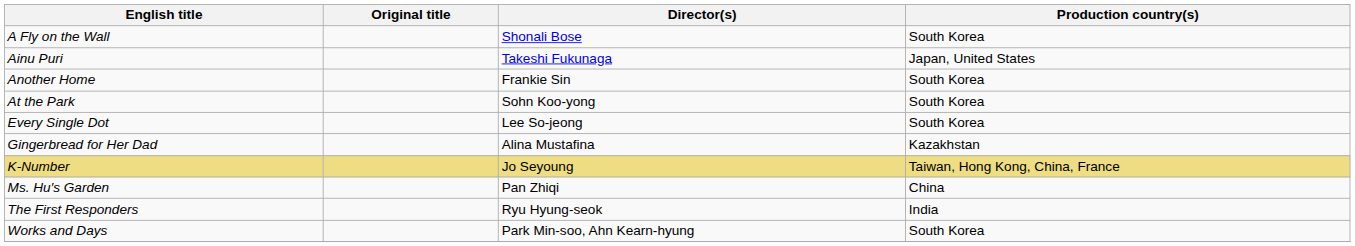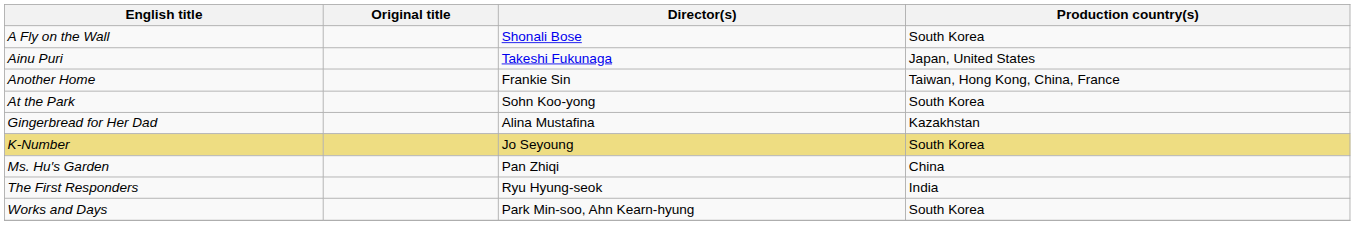(947, 79) South Korea -> (1014, 79) Taiwan, Hong Kong, China, France
- row: (58, 123)
(1014, 166) Taiwan, Hong Kong, China, France -> (947, 144) South Korea
